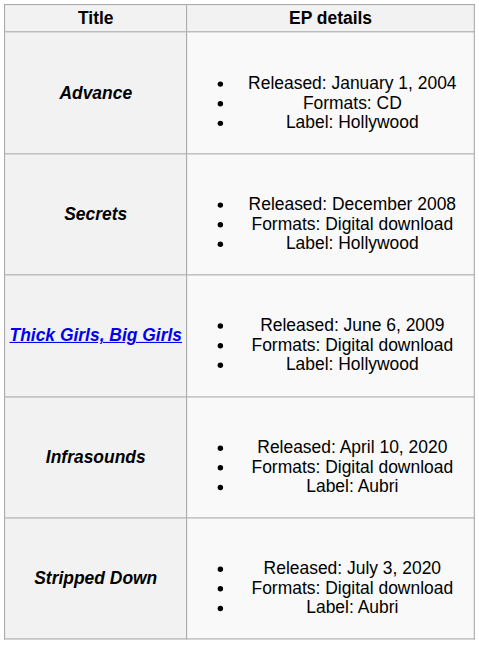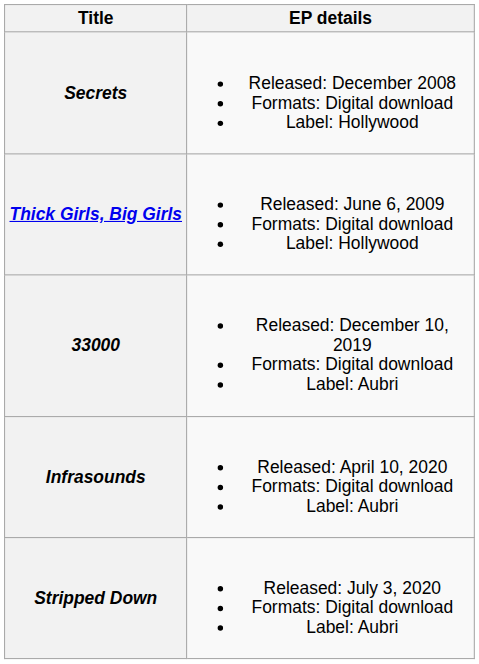- row: (96, 92)
+ row: (96, 345)
